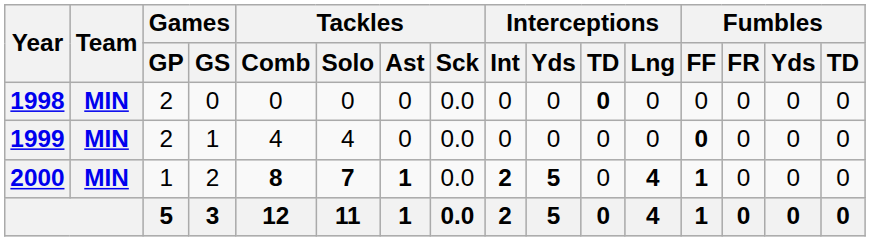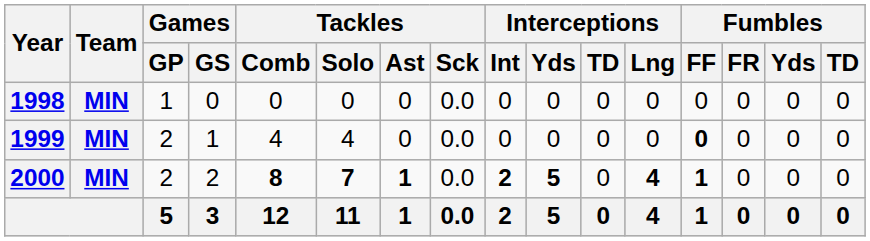(166, 100) 2 -> (166, 100) 1
(603, 100) bold -> (603, 100) normal
(166, 178) 1 -> (166, 178) 2
